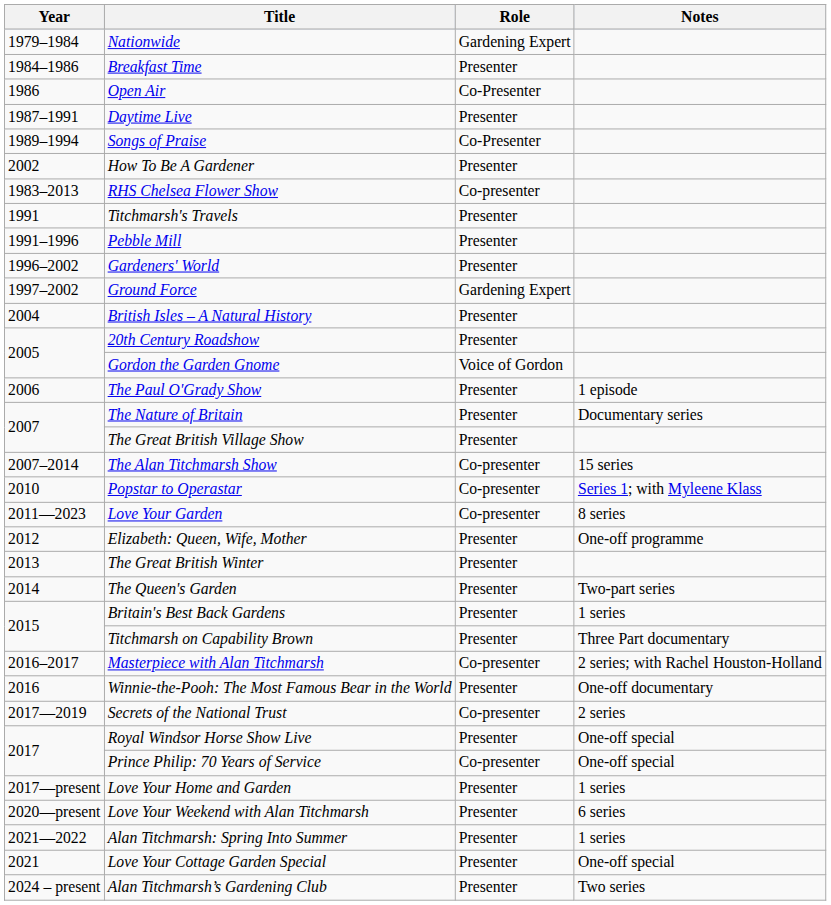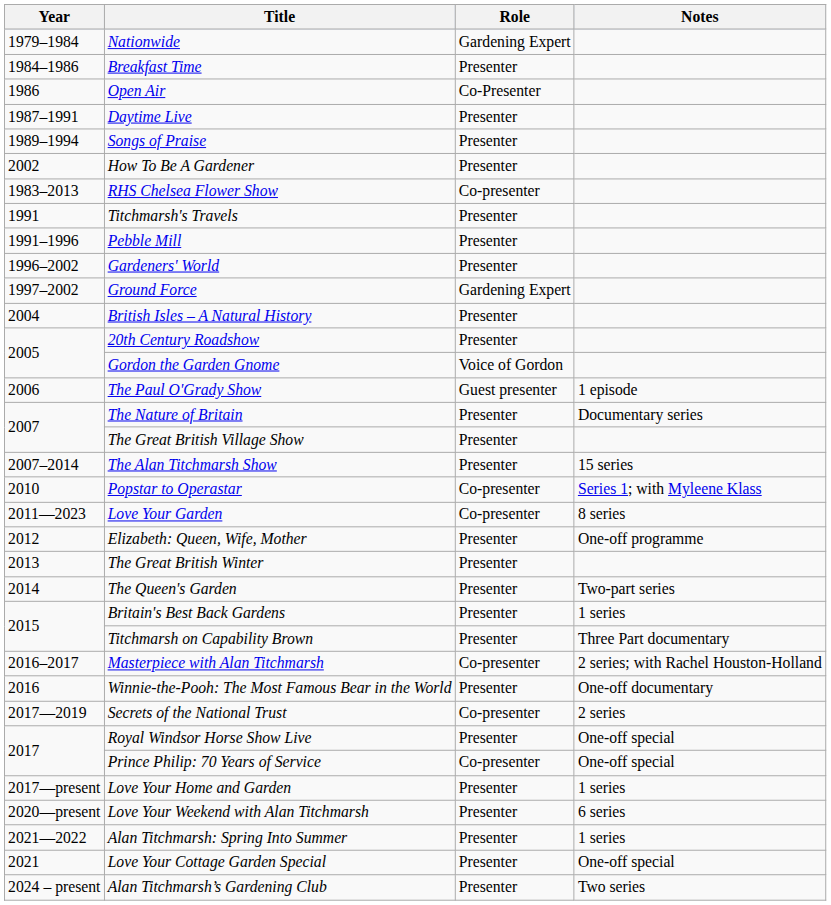(500, 141) Co-Presenter -> (488, 141) Presenter
(488, 389) Presenter -> (508, 389) Guest presenter
(499, 464) Co-presenter -> (488, 464) Presenter
